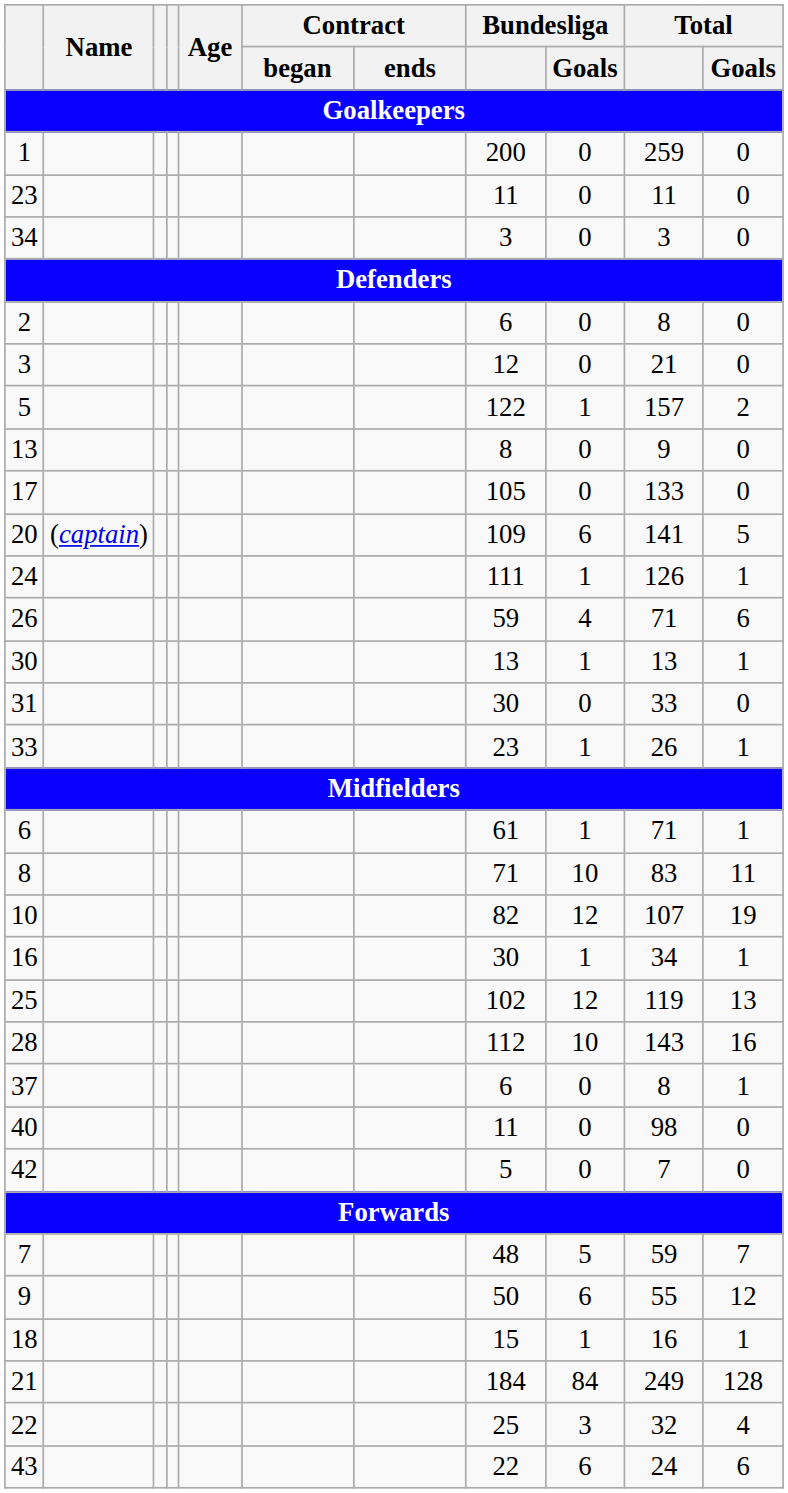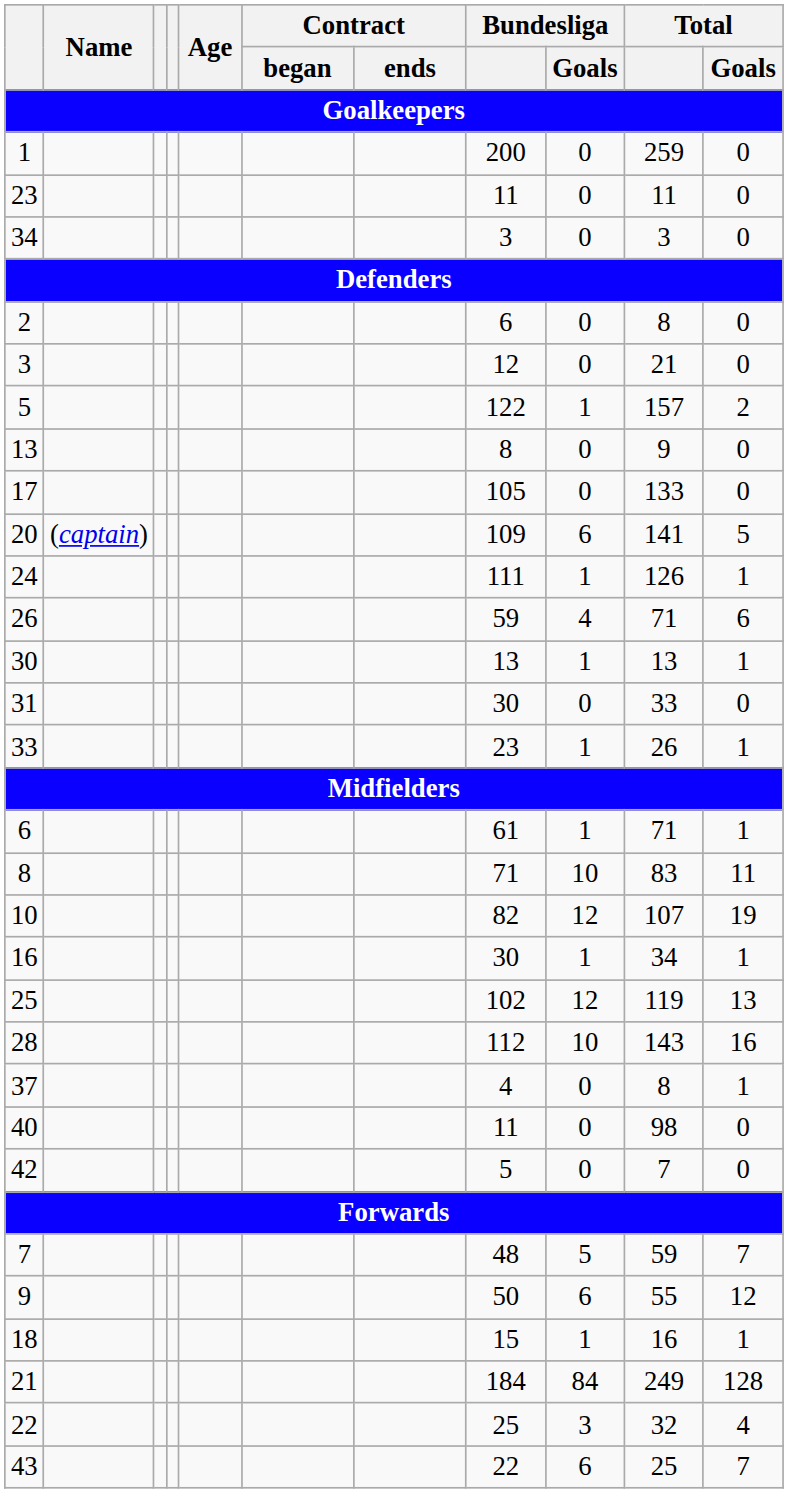(506, 1085) 6 -> (506, 1085) 4
(664, 1466) 24 -> (664, 1466) 25
(743, 1466) 6 -> (743, 1466) 7
